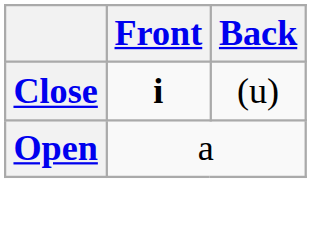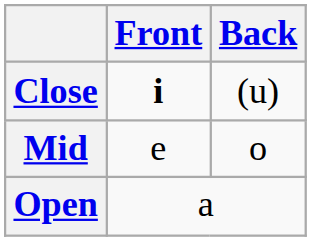+ row: (56, 147)
